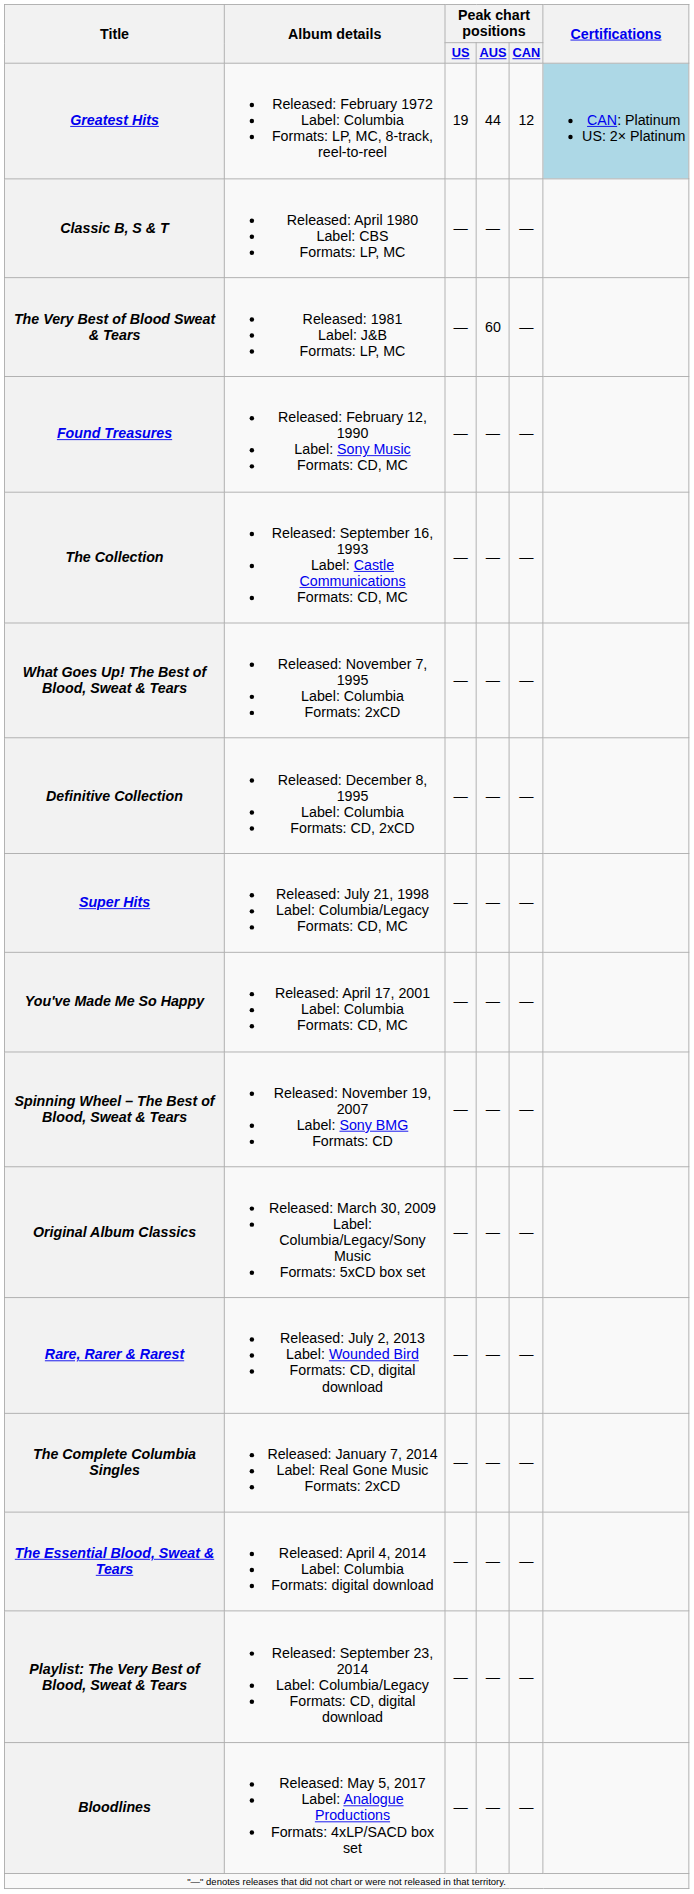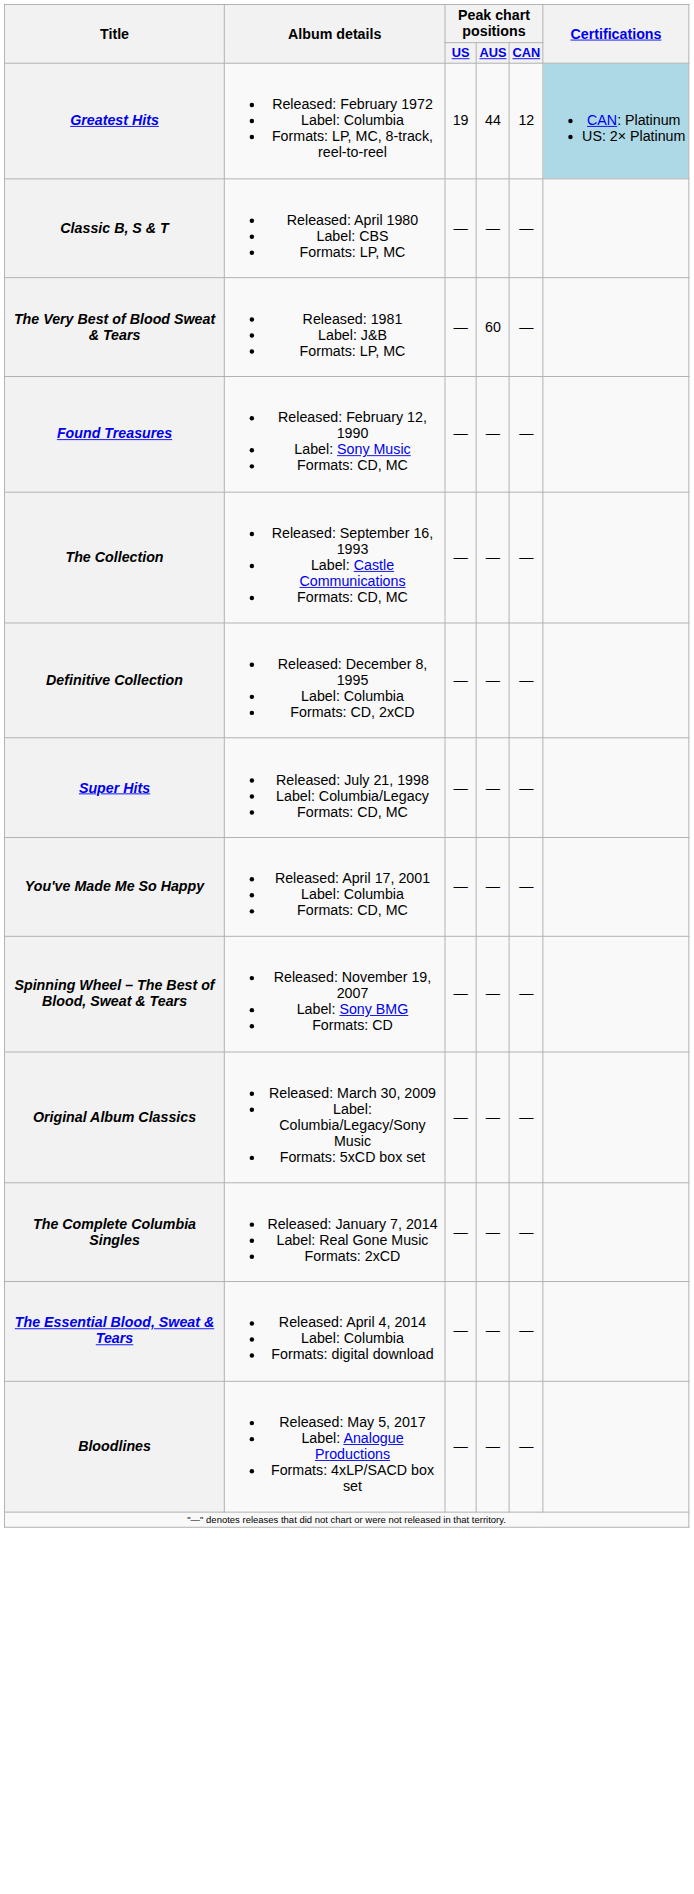- row: (115, 680)
- row: (115, 1355)
- row: (115, 1676)
